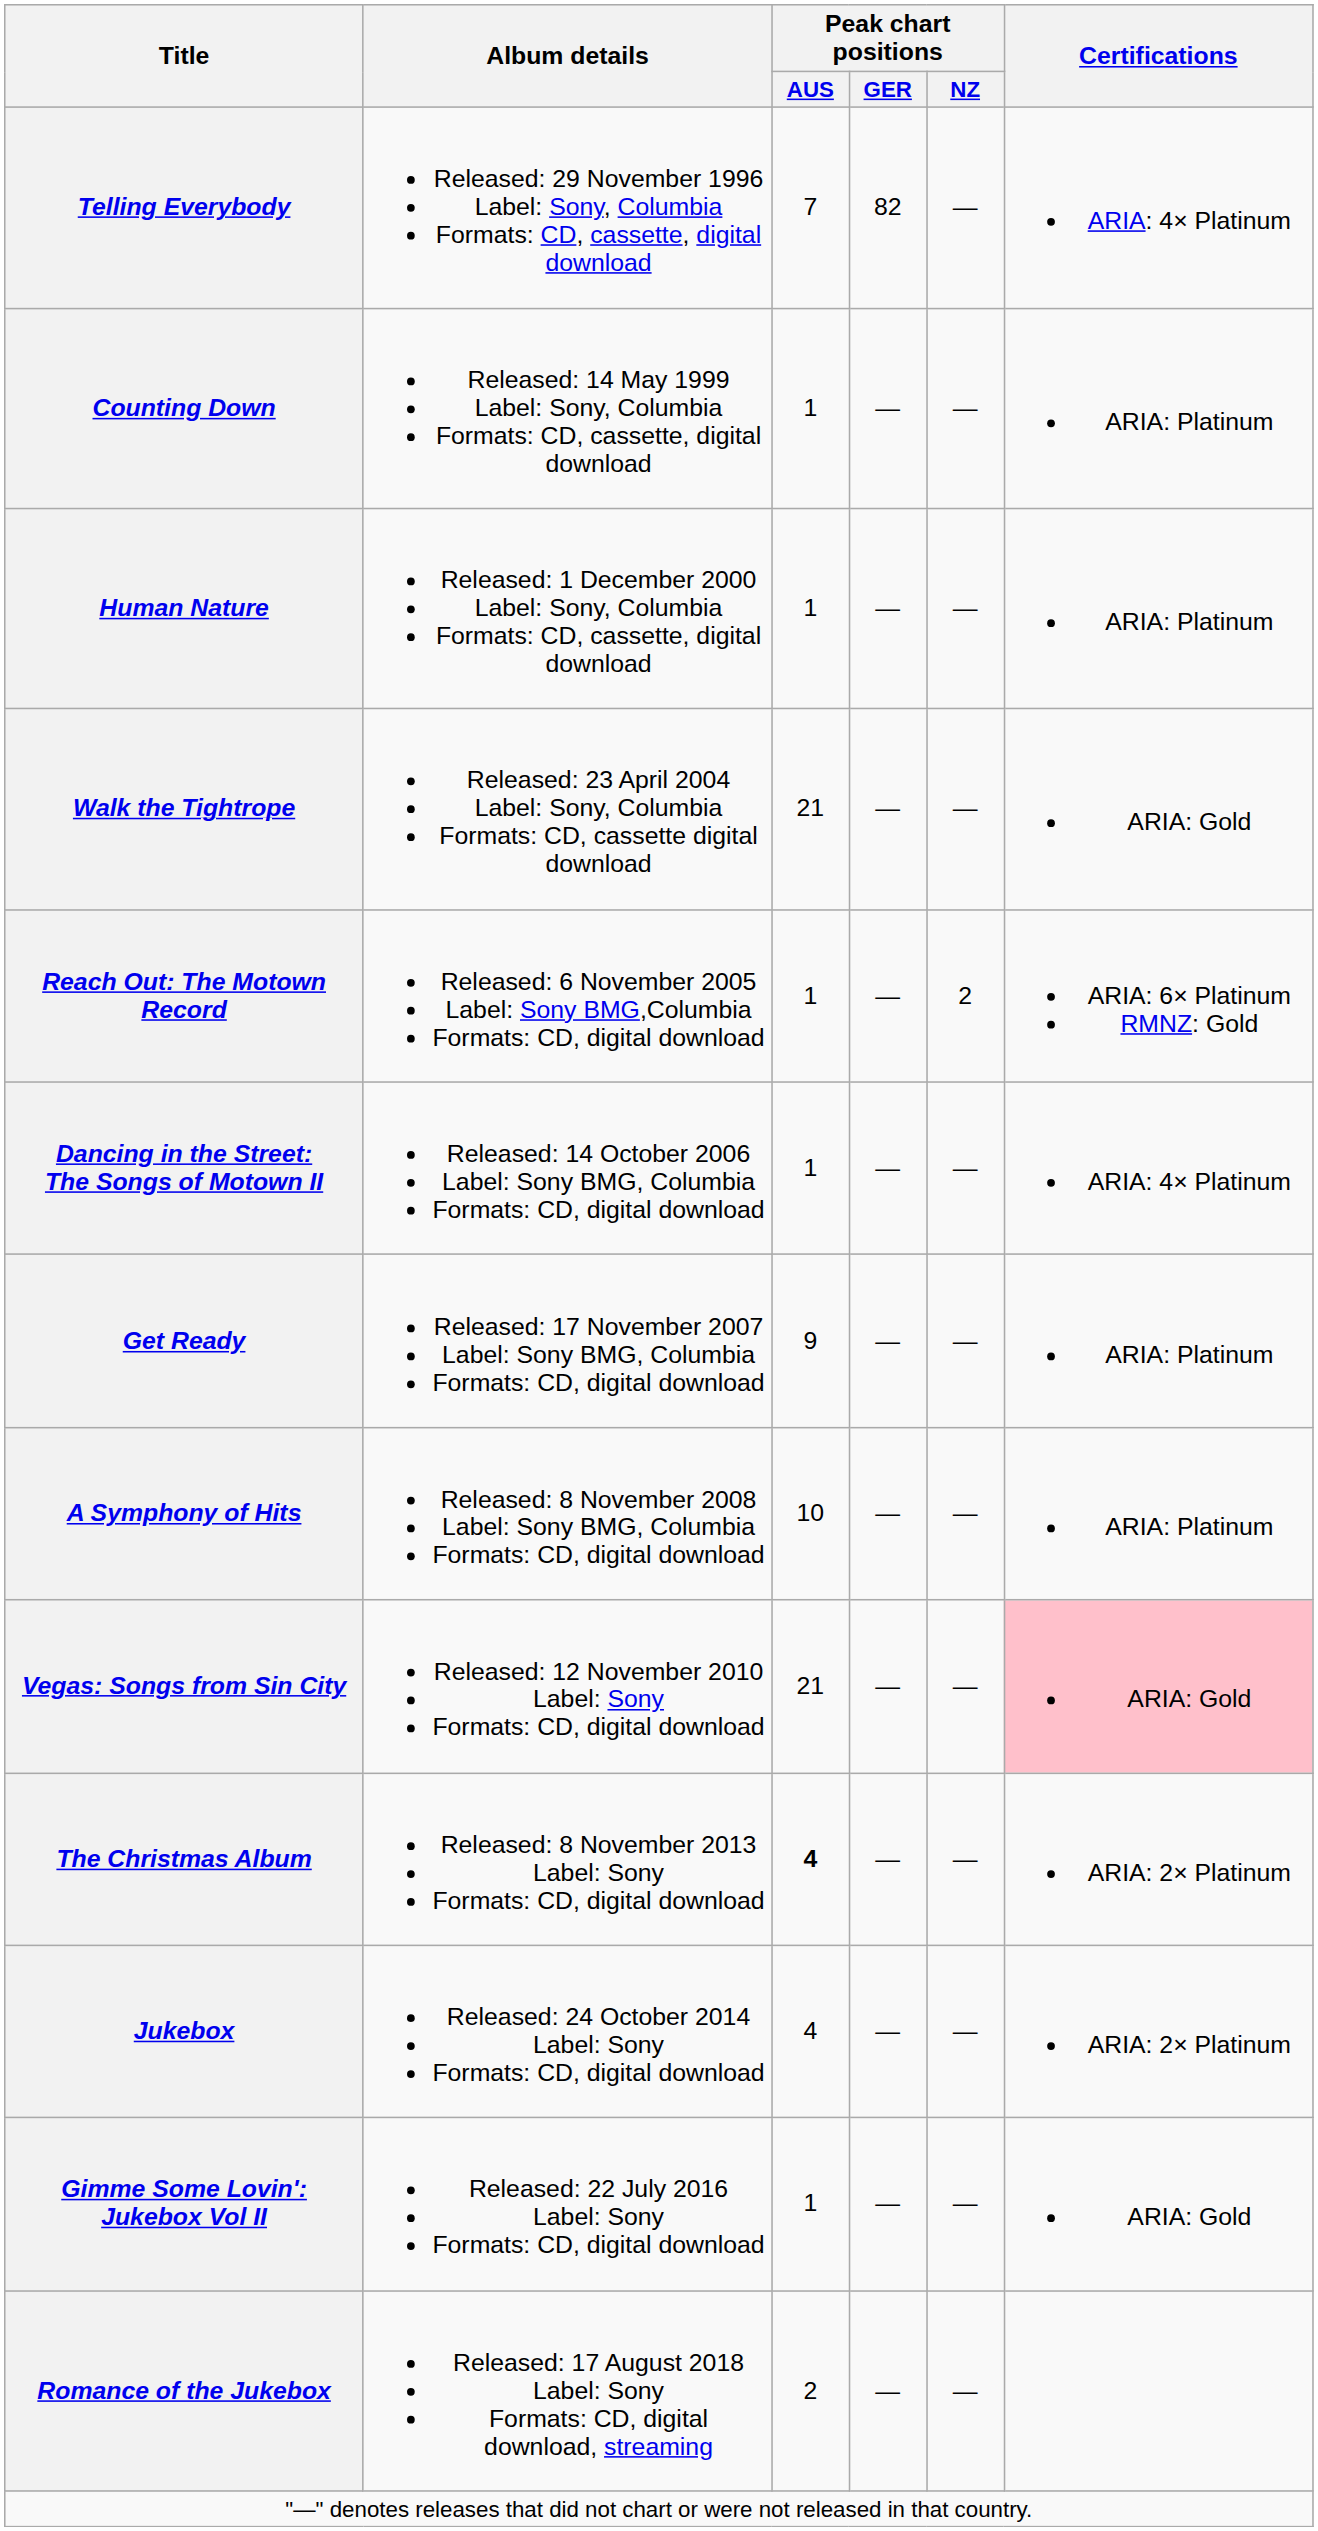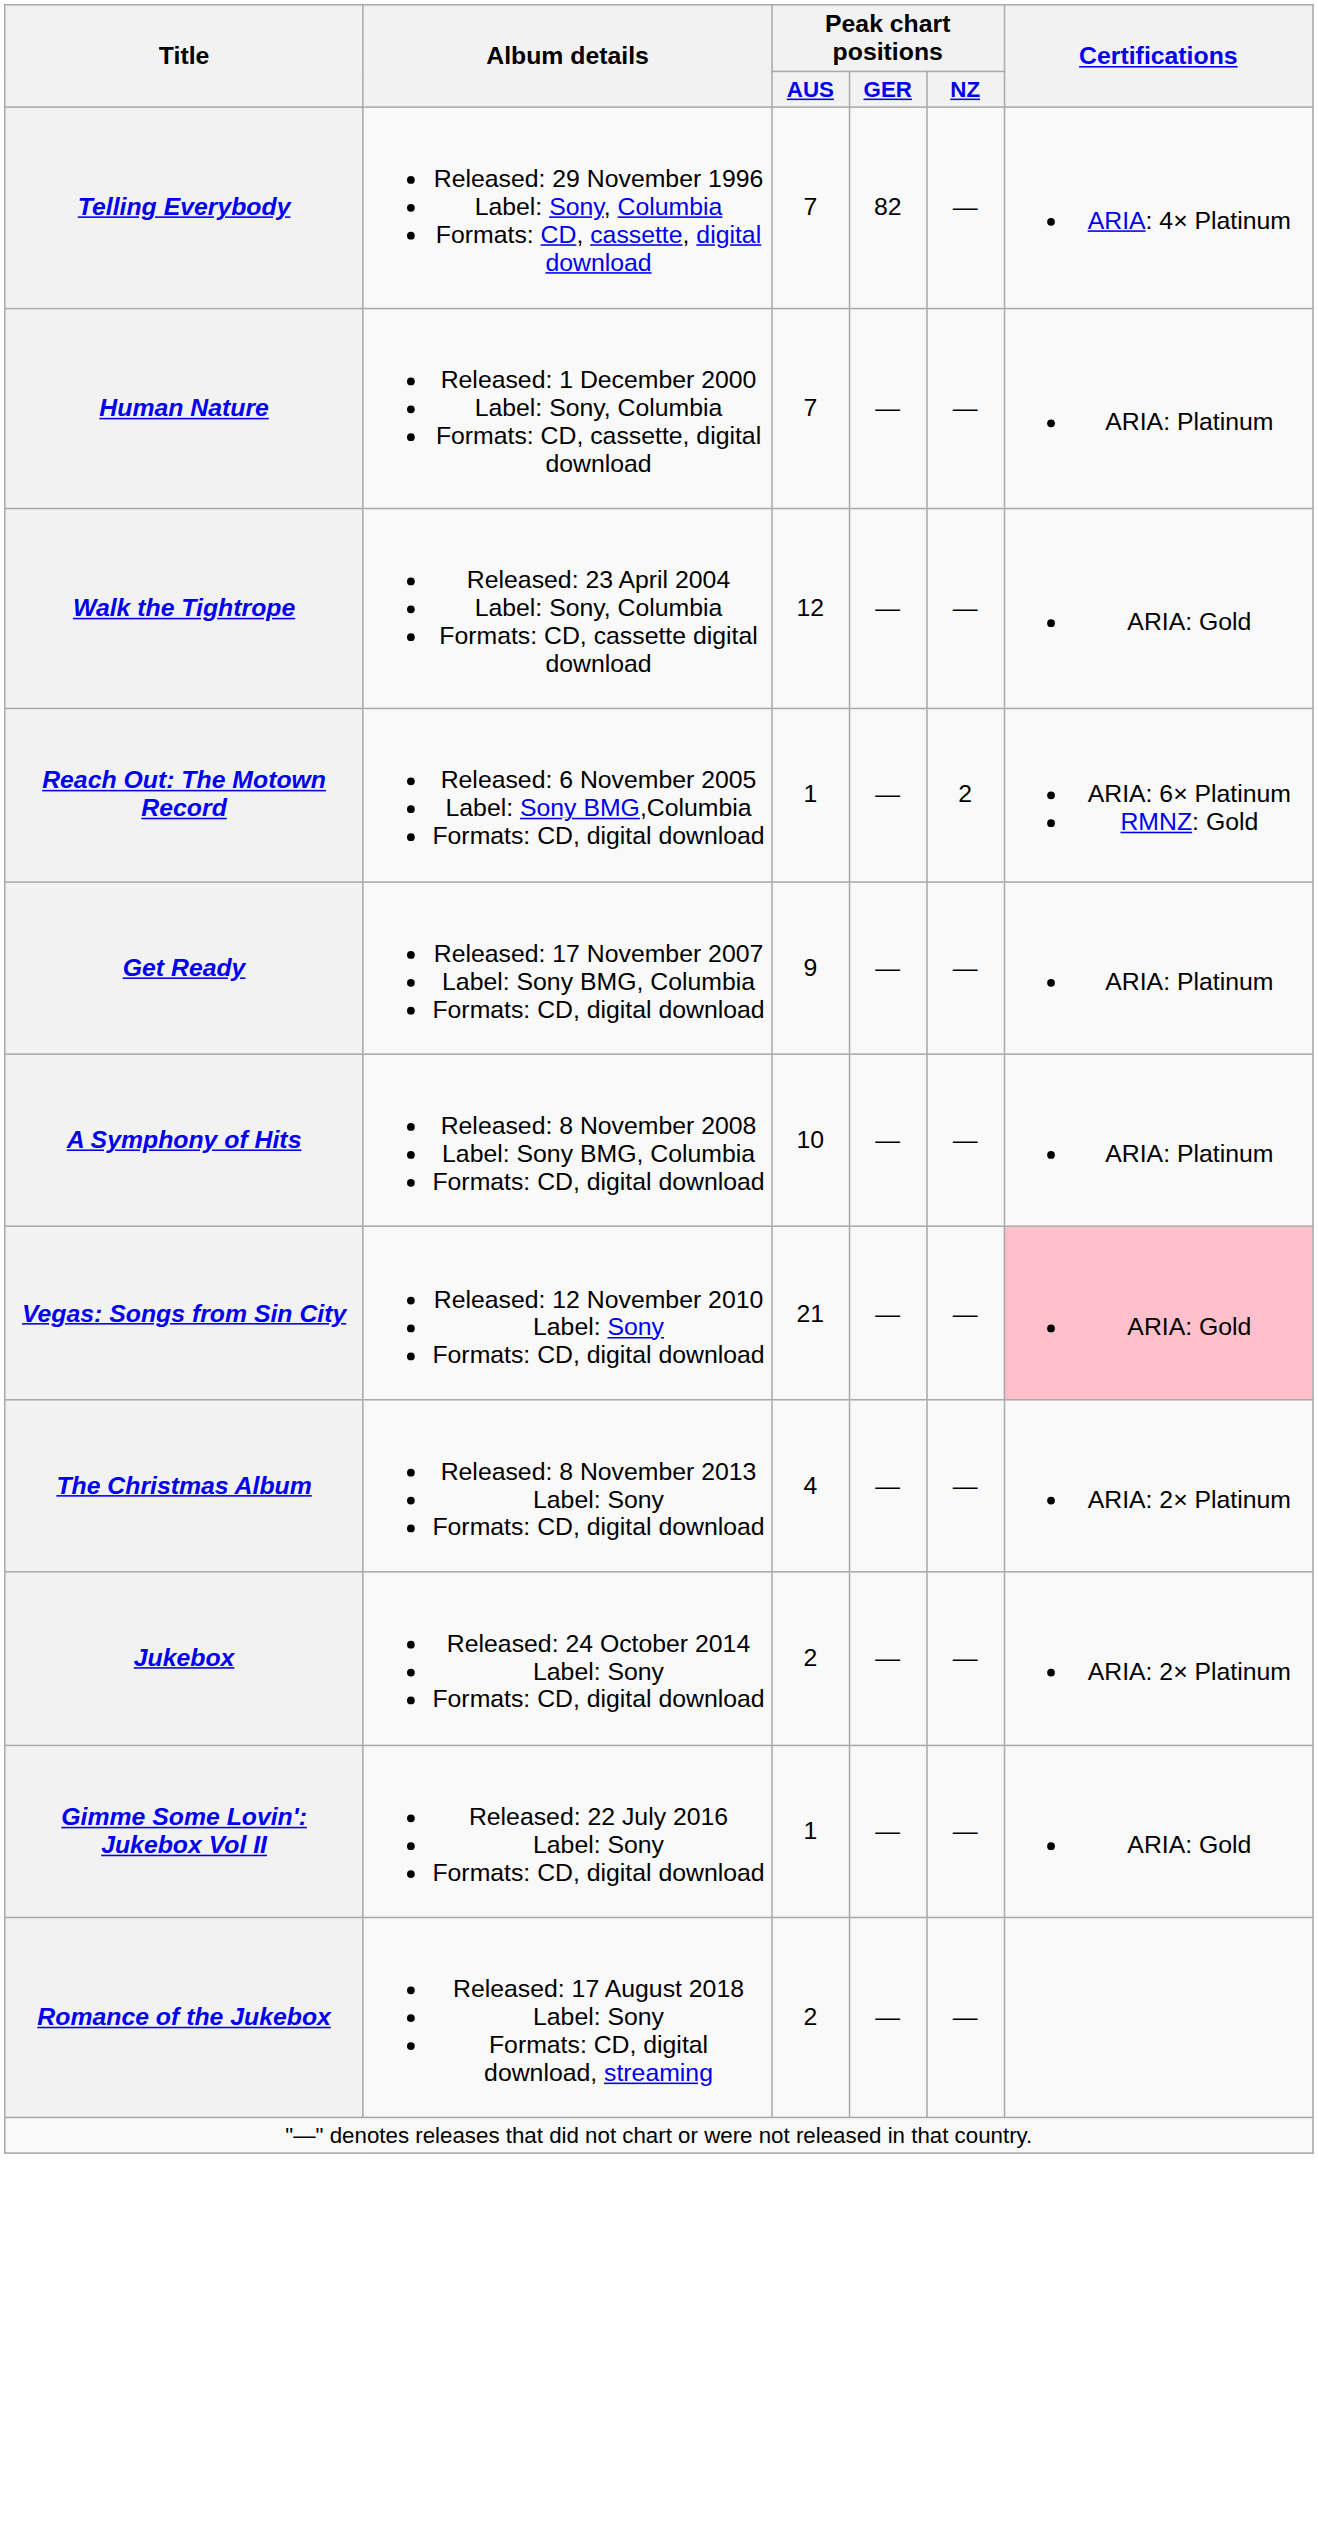- row: (184, 407)
(810, 608) 1 -> (810, 407) 7
(810, 808) 21 -> (810, 608) 12
- row: (184, 1168)
(810, 1858) bold -> (810, 1485) normal
(810, 2031) 4 -> (810, 1658) 2
